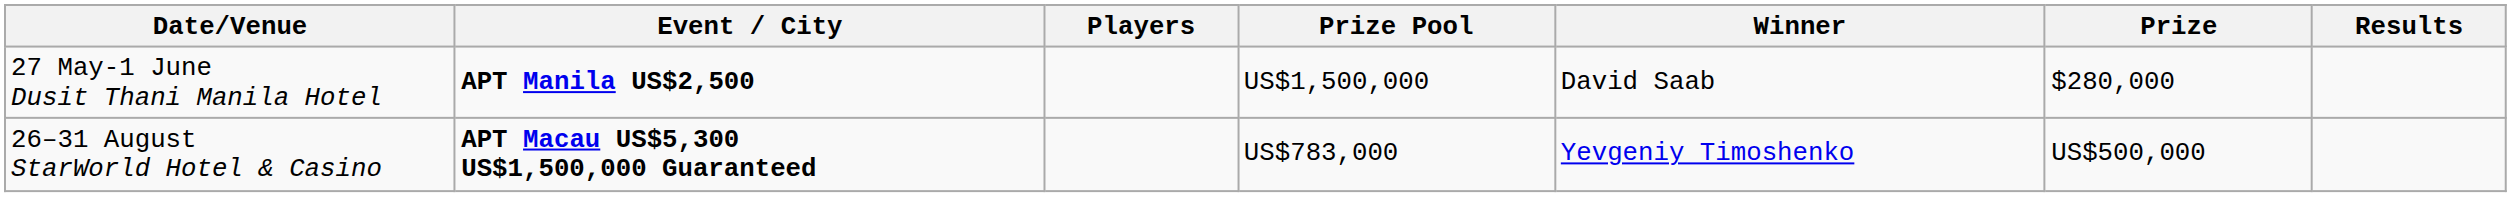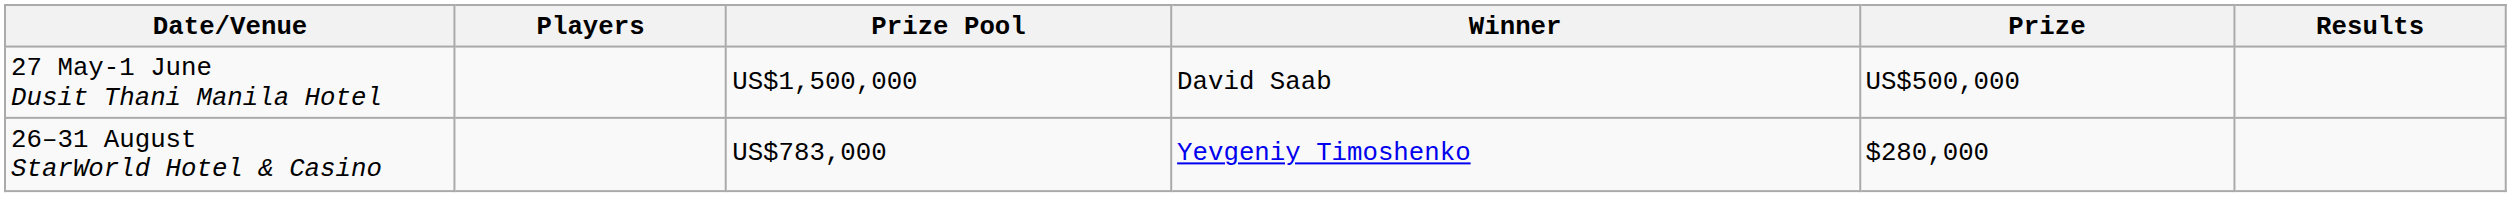- column: (750, 26)
(2113, 83) $280,000 -> (1943, 83) US$500,000
(2128, 154) US$500,000 -> (1927, 154) $280,000
